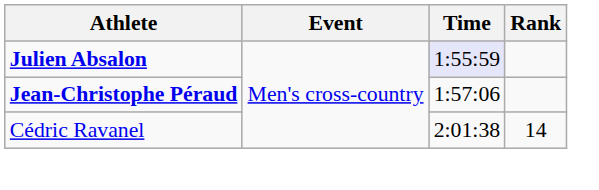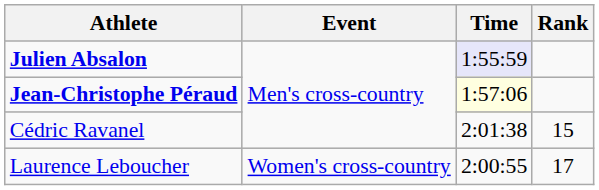(467, 94) no background -> (494, 94) lightyellow background
(536, 130) 14 -> (563, 130) 15
+ row: (99, 166)
